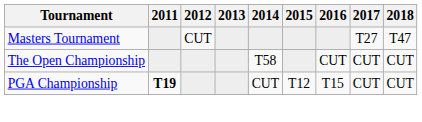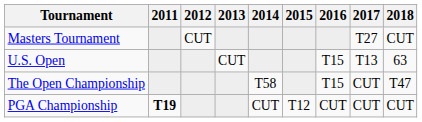(400, 38) T47 -> (400, 38) CUT
+ row: (36, 61)
(333, 61) CUT -> (333, 83) T15
(400, 61) CUT -> (400, 83) T47
(333, 83) T15 -> (333, 106) CUT
